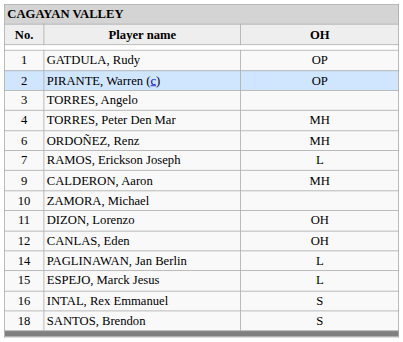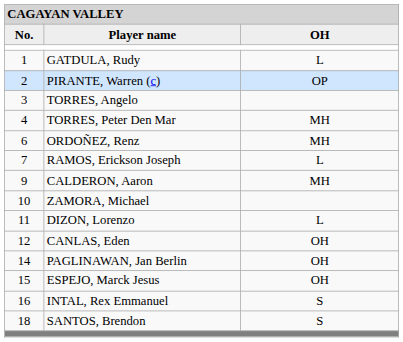(320, 60) OP -> (320, 60) L
(320, 220) OH -> (320, 220) L
(320, 260) L -> (320, 260) OH
(320, 280) L -> (320, 280) OH
